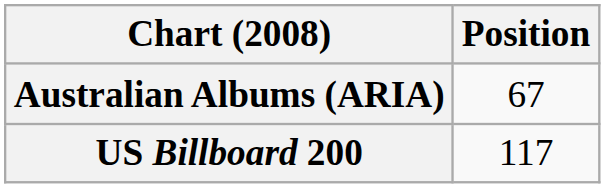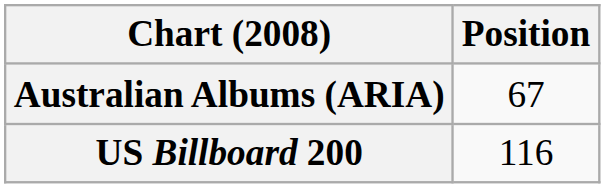(526, 152) 117 -> (526, 152) 116
